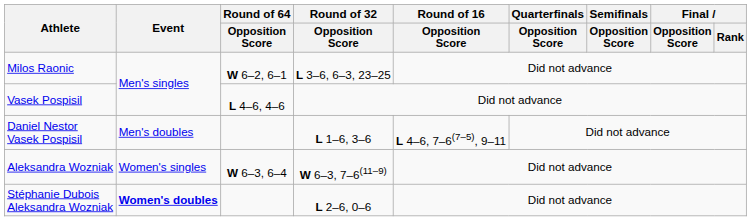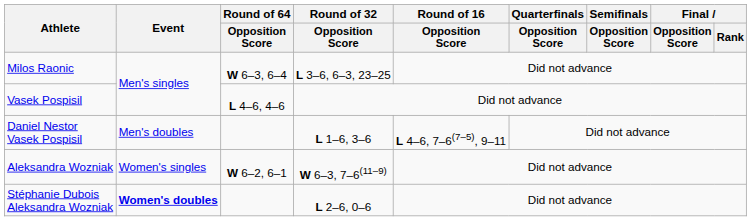(257, 75) W 6–2, 6–1 -> (257, 75) W 6–3, 6–4
(257, 174) W 6–3, 6–4 -> (257, 174) W 6–2, 6–1
